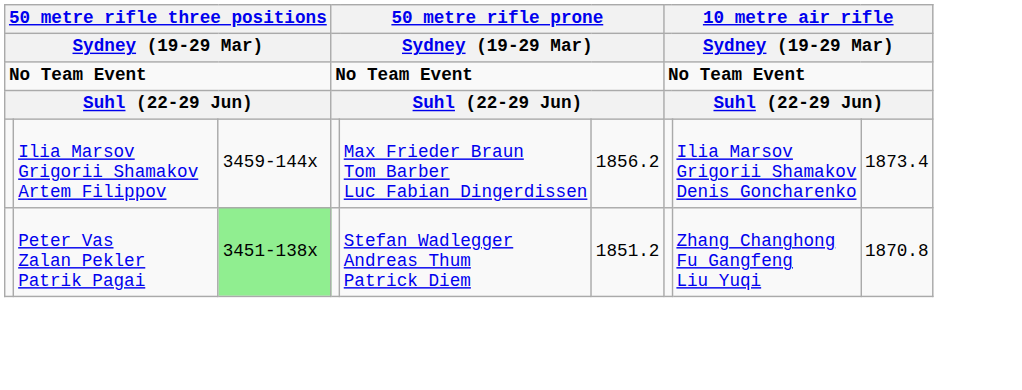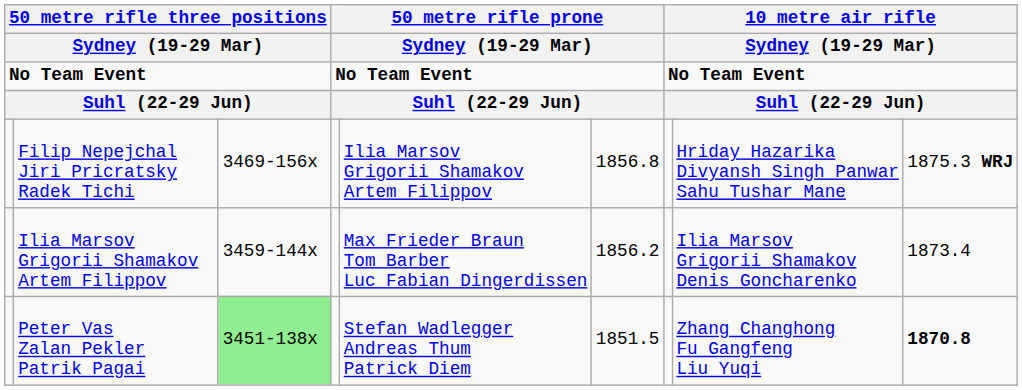+ row: (98, 173)
(628, 252) 1851.2 -> (628, 341) 1851.5
(897, 252) normal -> (939, 341) bold
